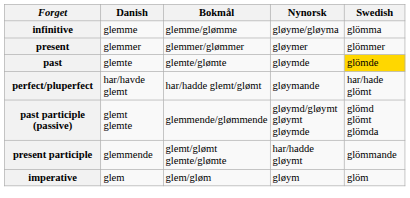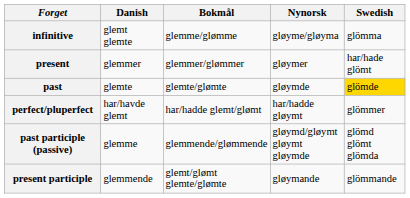(120, 29) glemme -> (118, 35) glemt glemte
(366, 46) glömmer -> (365, 64) har/hade glömt
(296, 85) gløymande -> (293, 109) har/hadde gløymt
(365, 85) har/hade glömt -> (366, 109) glömmer
(118, 120) glemt glemte -> (120, 144) glemme
(293, 154) har/hadde gløymt -> (296, 178) gløymande
- row: (53, 177)
